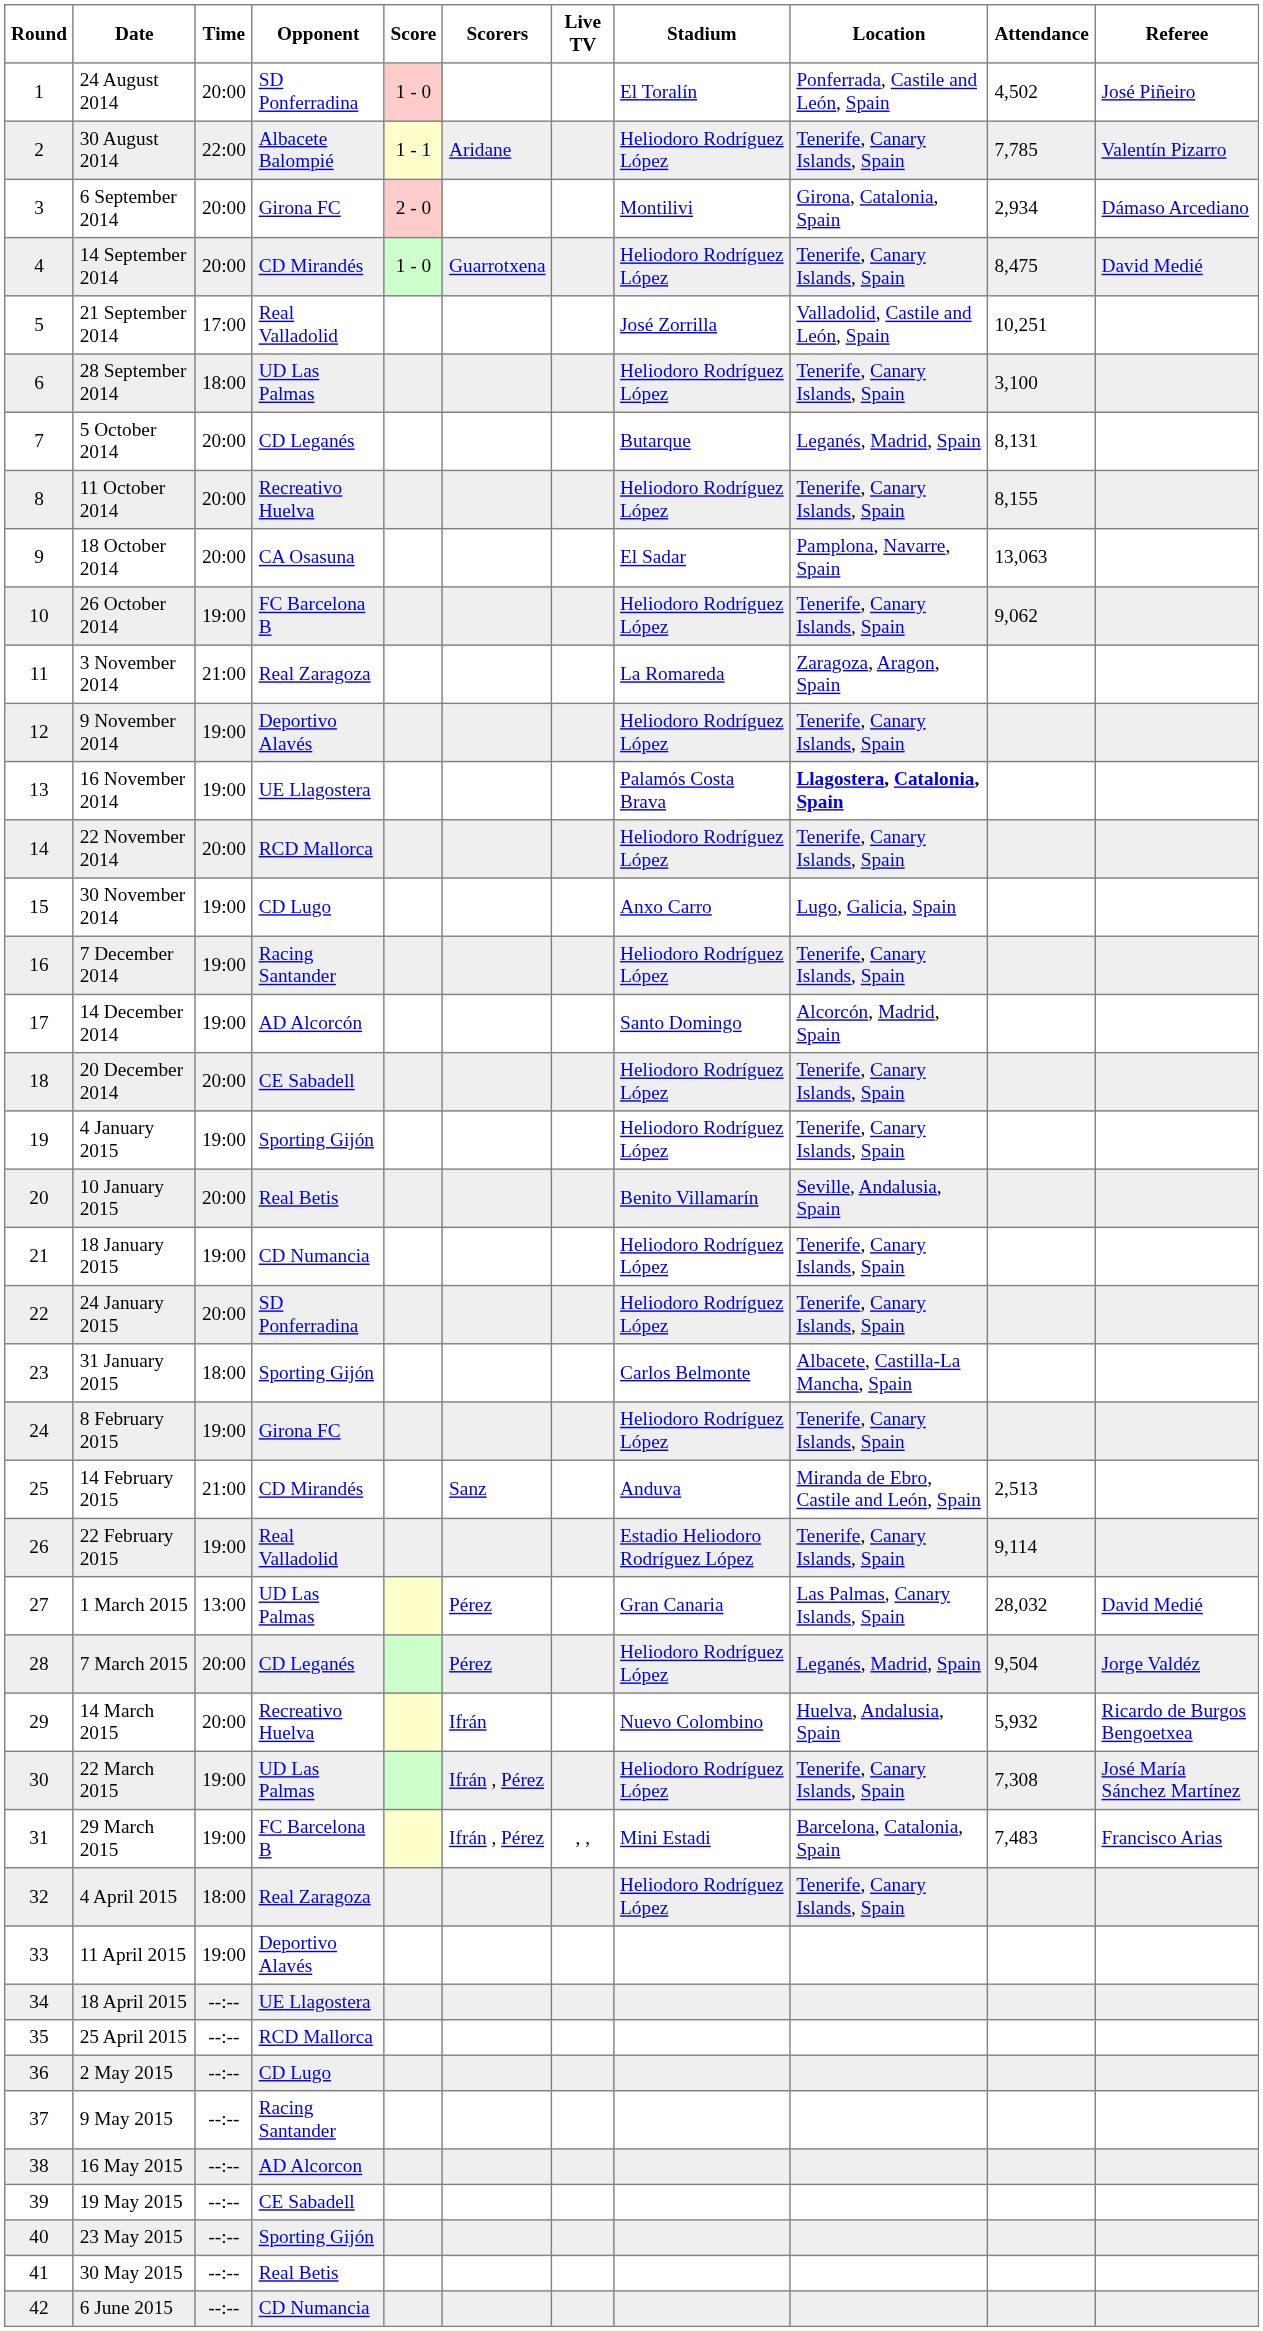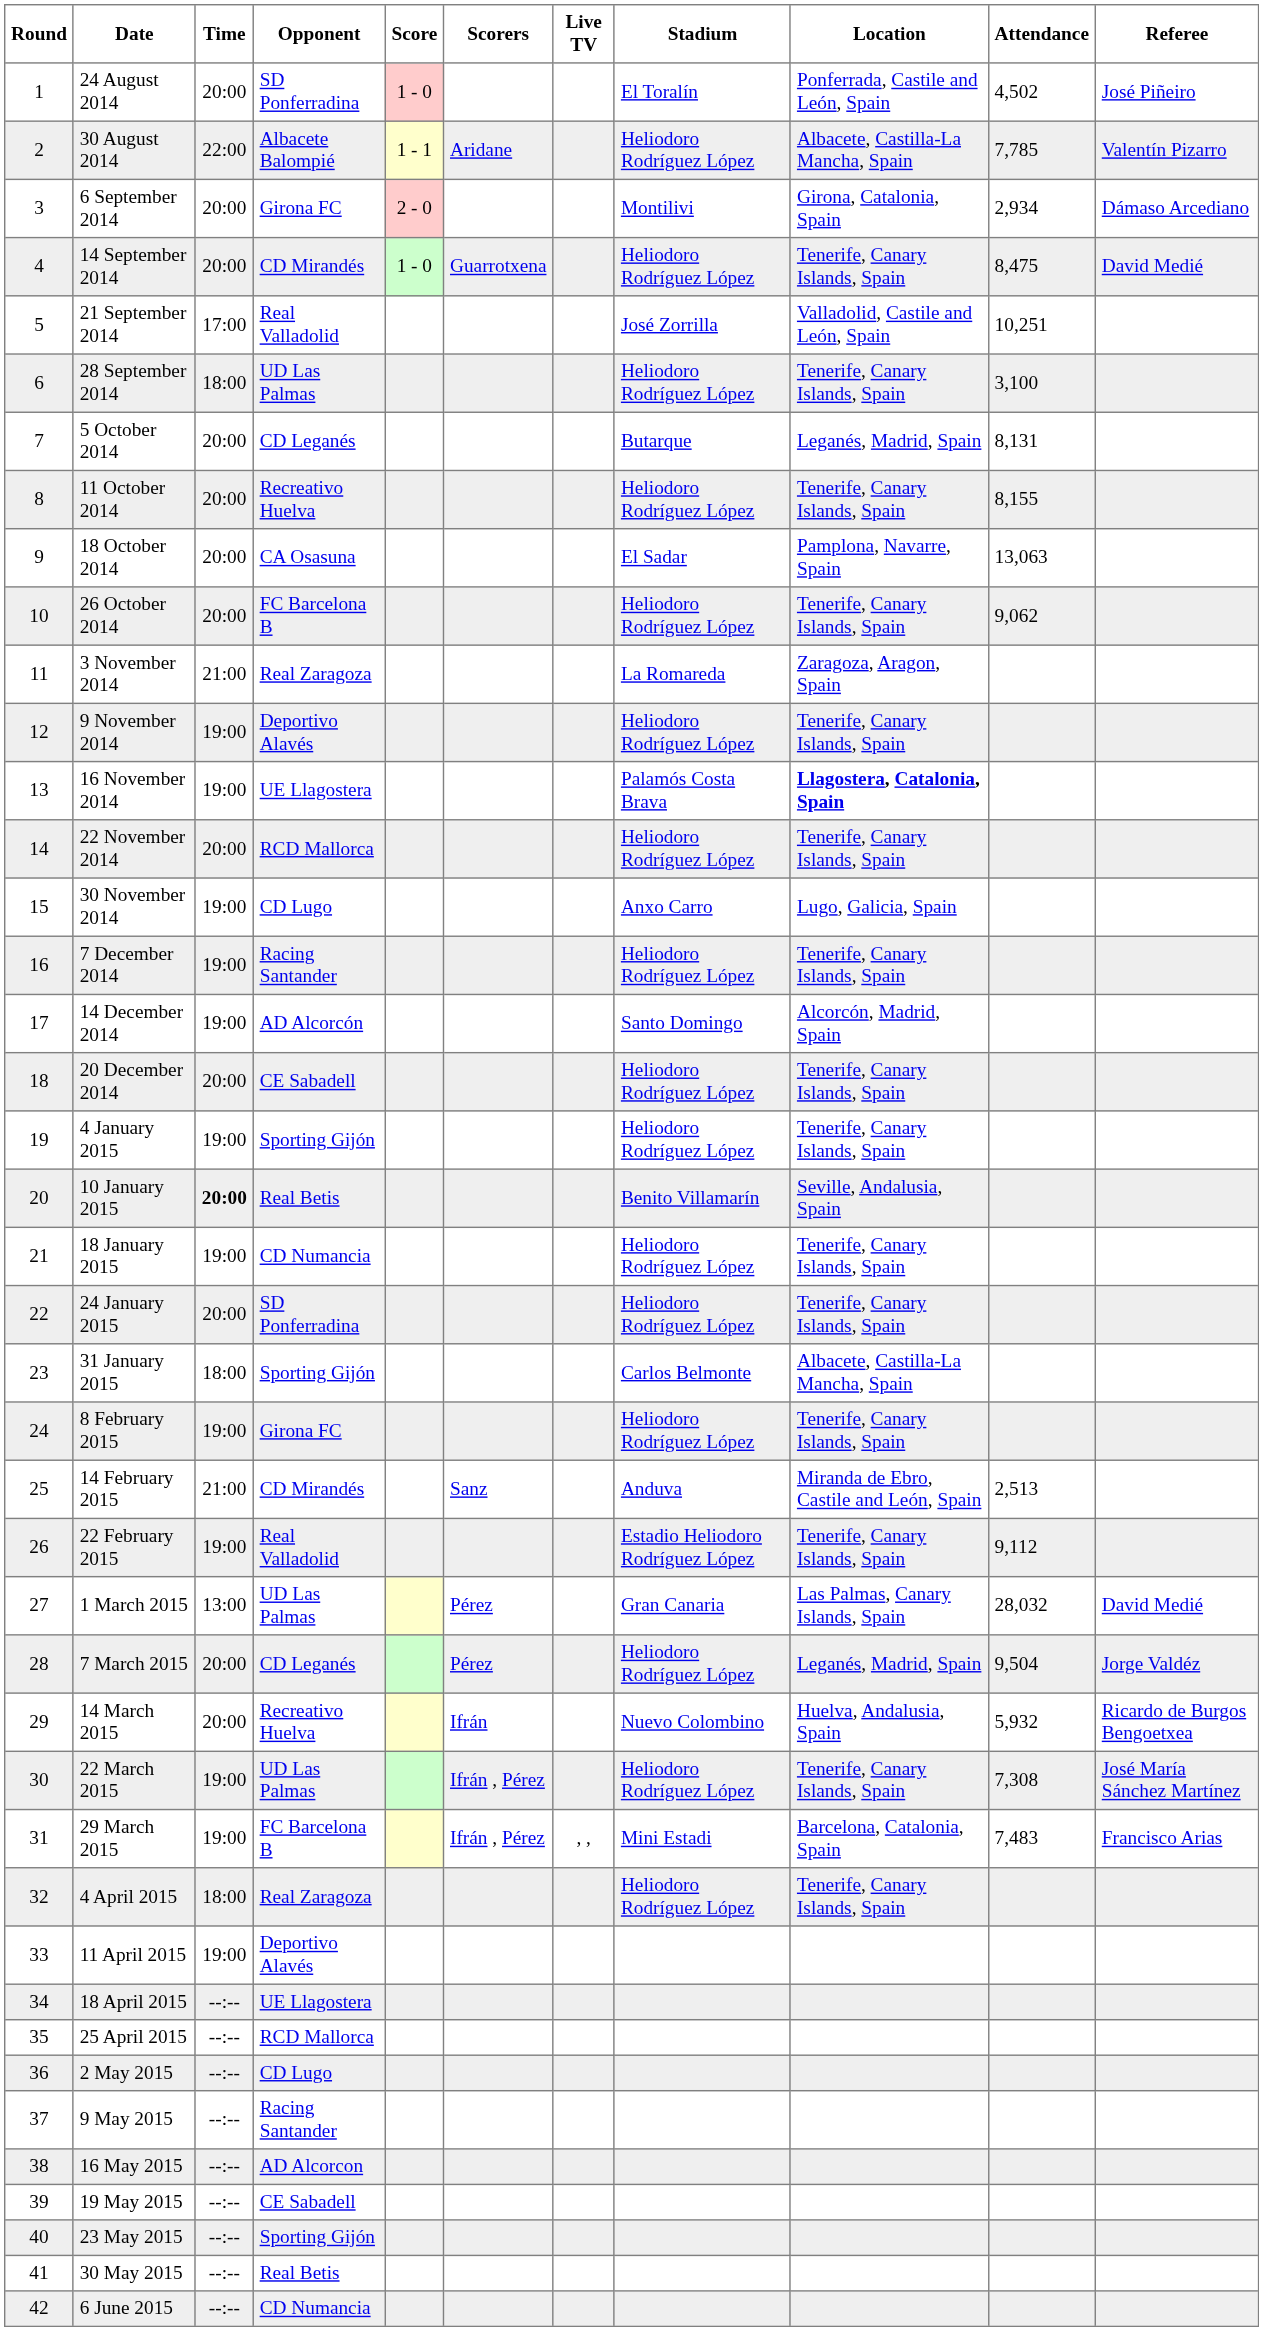(861, 150) Tenerife, Canary Islands, Spain -> (879, 150) Albacete, Castilla-La Mancha, Spain
(224, 615) 19:00 -> (224, 615) 20:00
(224, 1198) normal -> (224, 1198) bold
(1016, 1547) 9,114 -> (1016, 1547) 9,112
